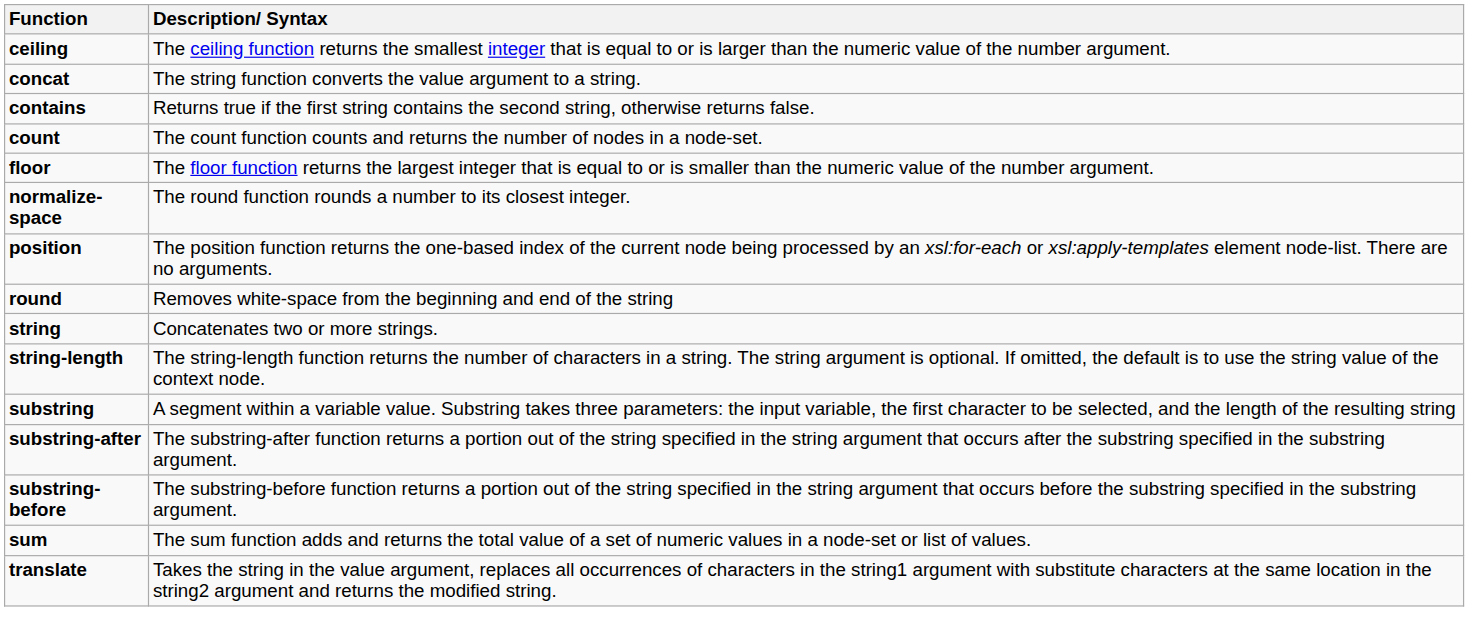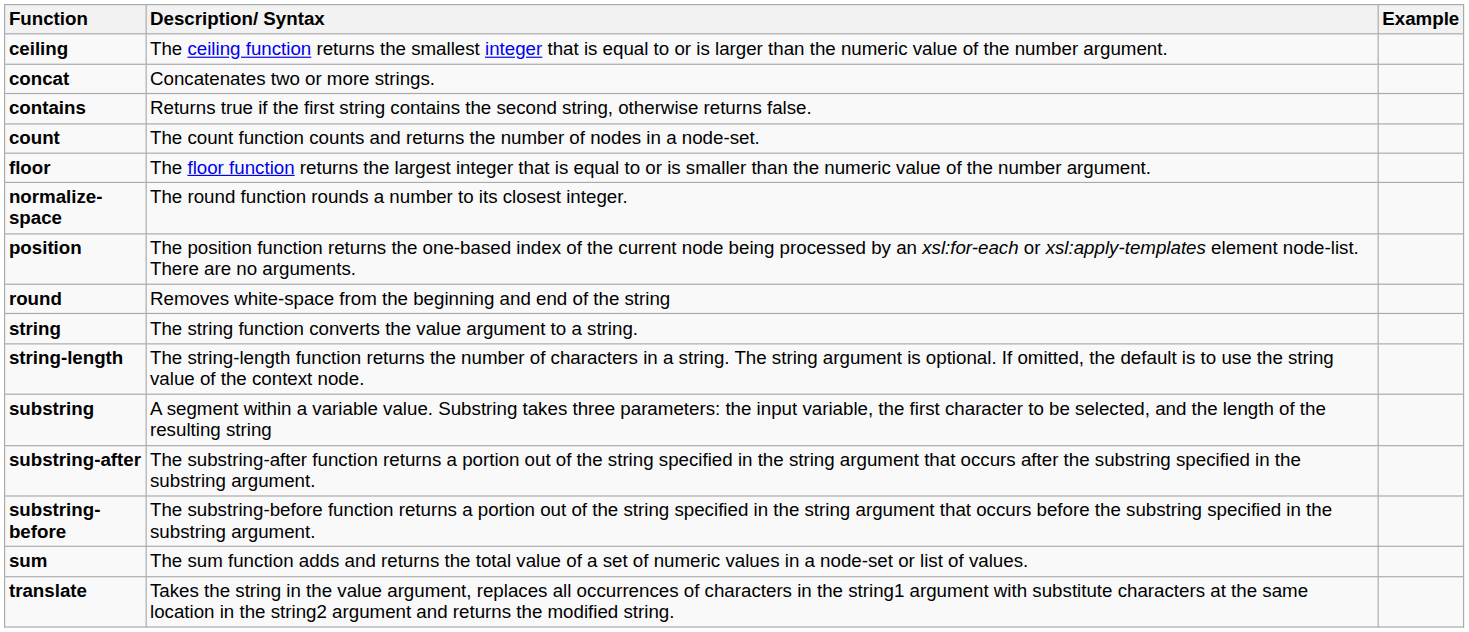+ column: (1421, 19)
(397, 78) The string function converts the value argument to a string. -> (293, 78) Concatenates two or more strings.
(295, 328) Concatenates two or more strings. -> (394, 328) The string function converts the value argument to a string.
